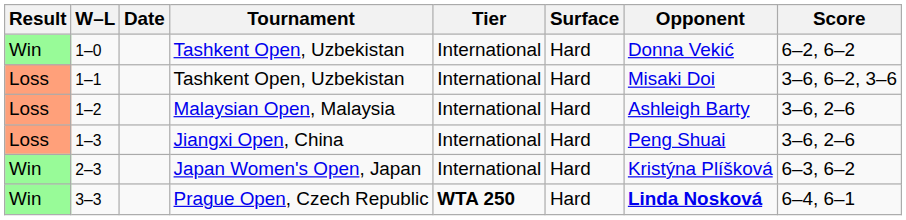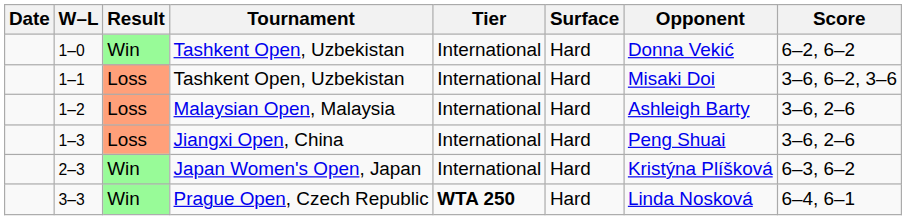columns swapped: (38, 19) <-> (144, 19)
(695, 199) bold -> (690, 199) normal
